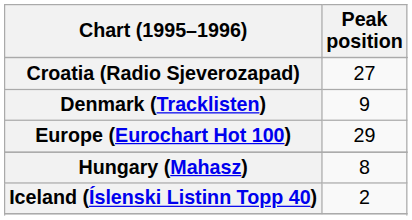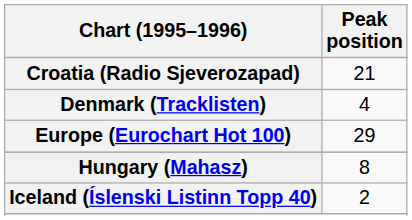(364, 73) 27 -> (364, 73) 21
(365, 104) 9 -> (365, 104) 4
